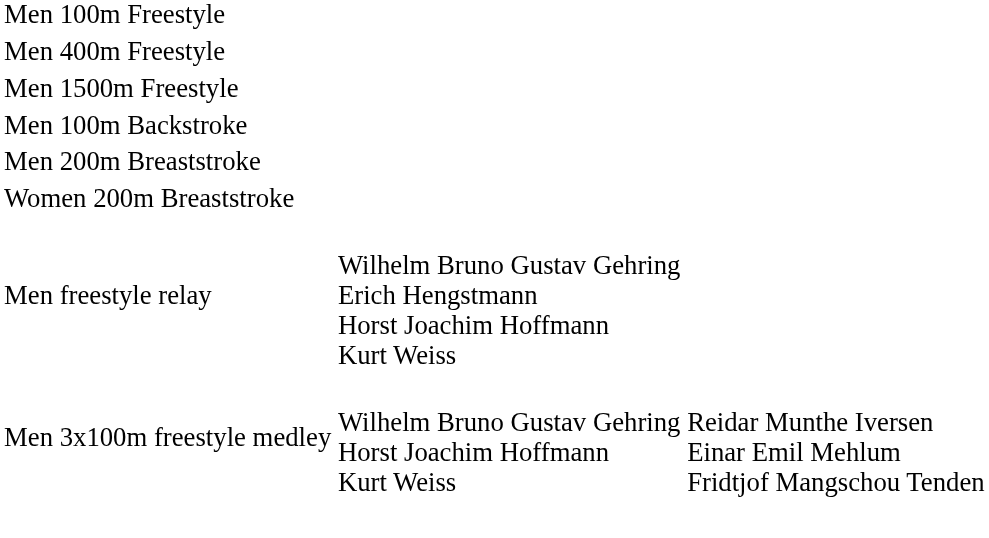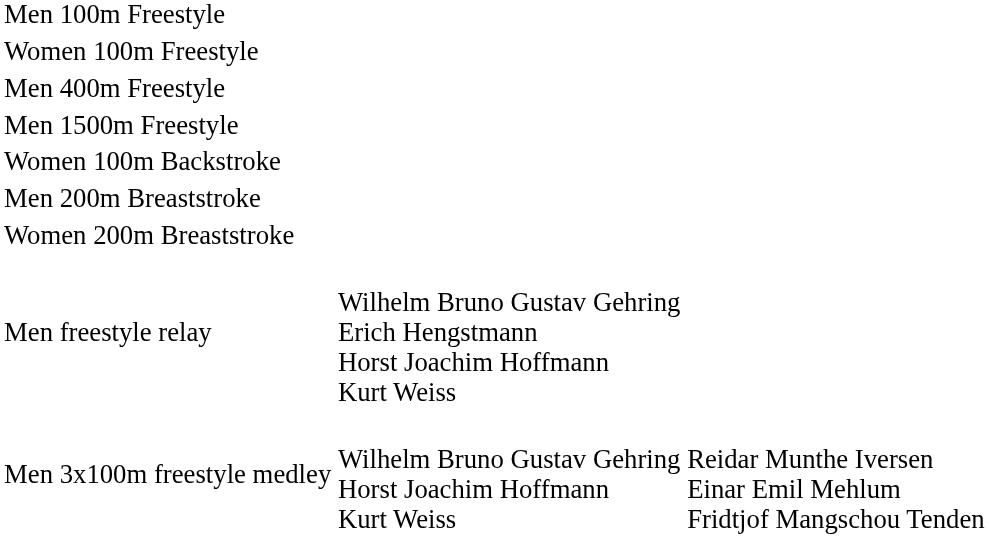+ row: (131, 51)
- row: (126, 124)
+ row: (142, 161)
